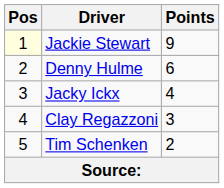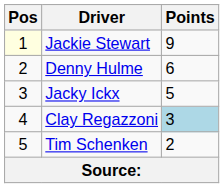(170, 94) 4 -> (170, 94) 5
(170, 119) no background -> (170, 119) lightblue background
